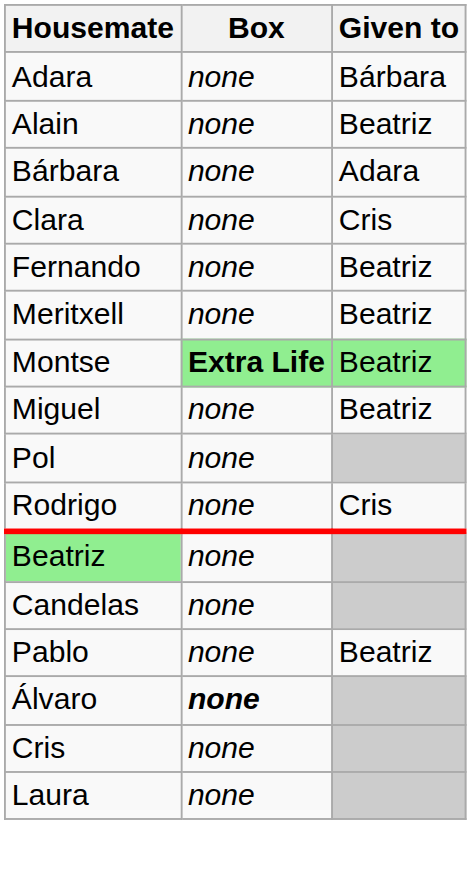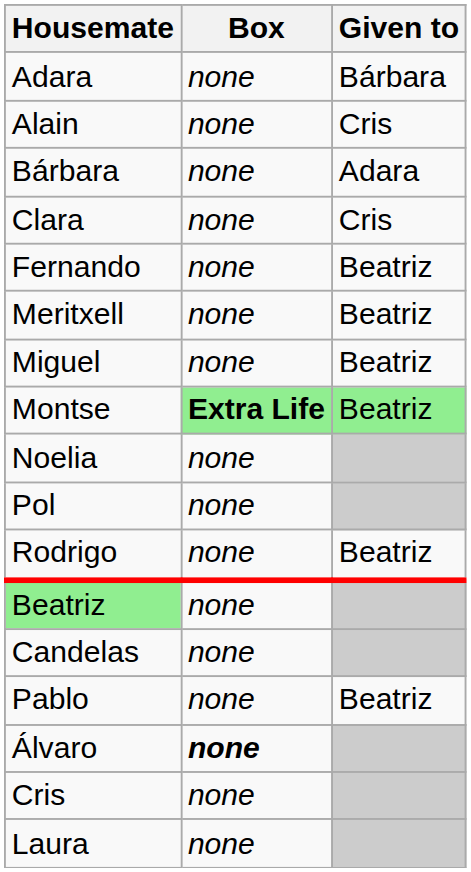(386, 123) Beatriz -> (366, 123) Cris
rows swapped: (56, 409) <-> (61, 362)
+ row: (55, 457)
(366, 505) Cris -> (386, 553) Beatriz
